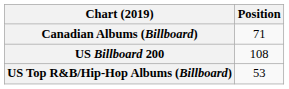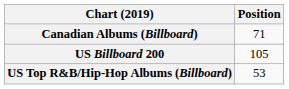(259, 53) 108 -> (259, 53) 105
